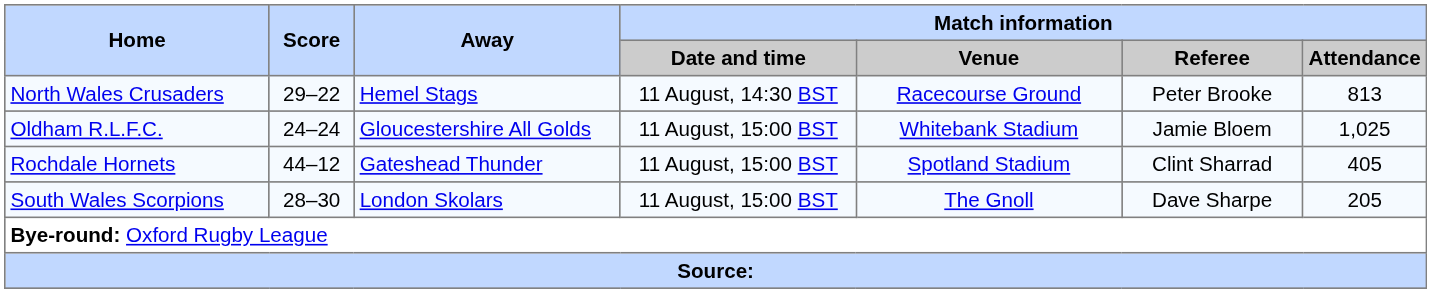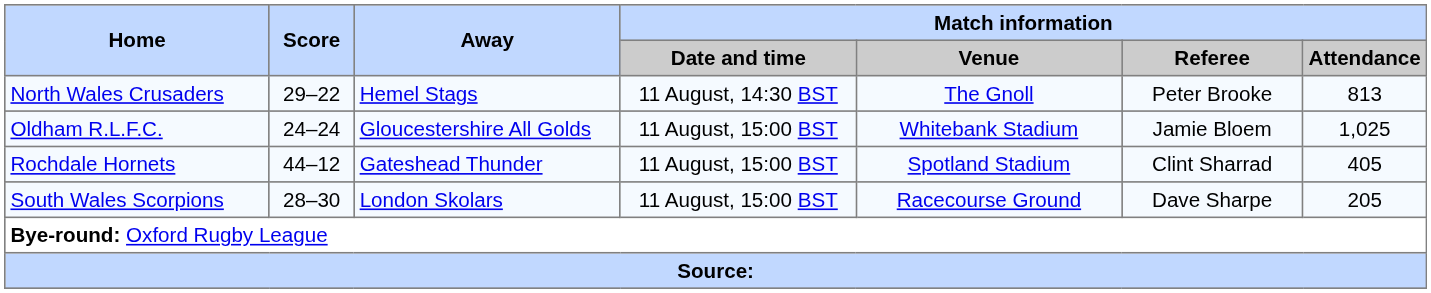(989, 93) Racecourse Ground -> (989, 93) The Gnoll
(989, 200) The Gnoll -> (989, 200) Racecourse Ground
